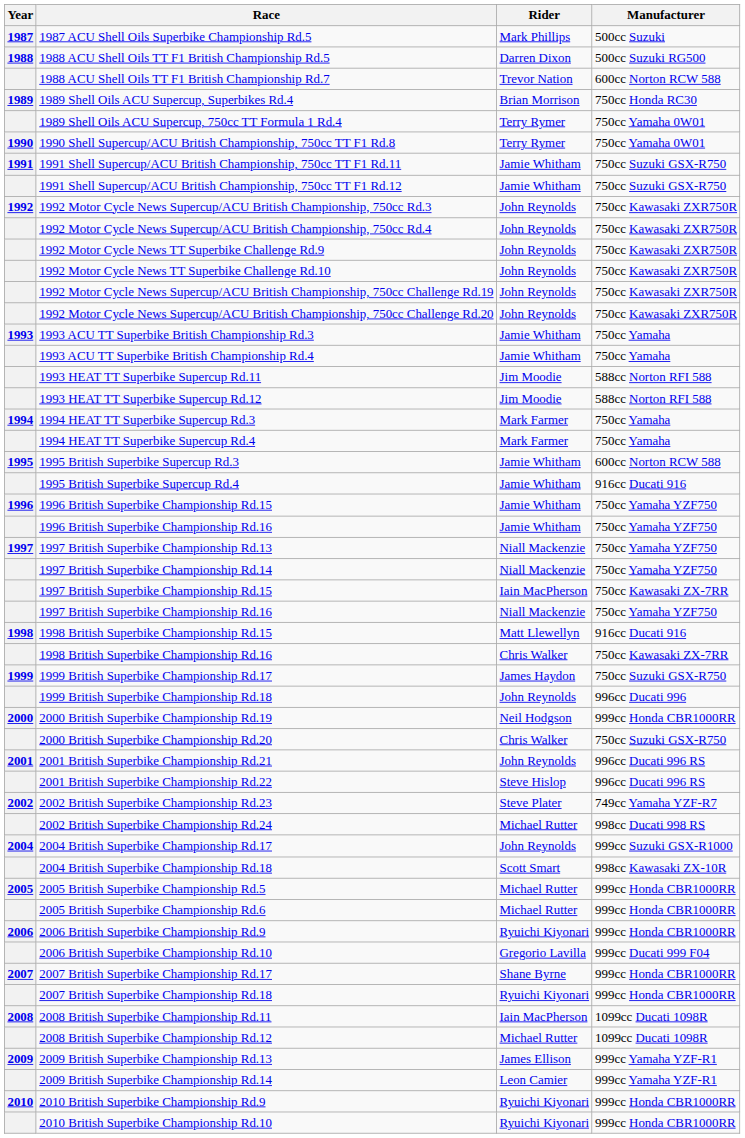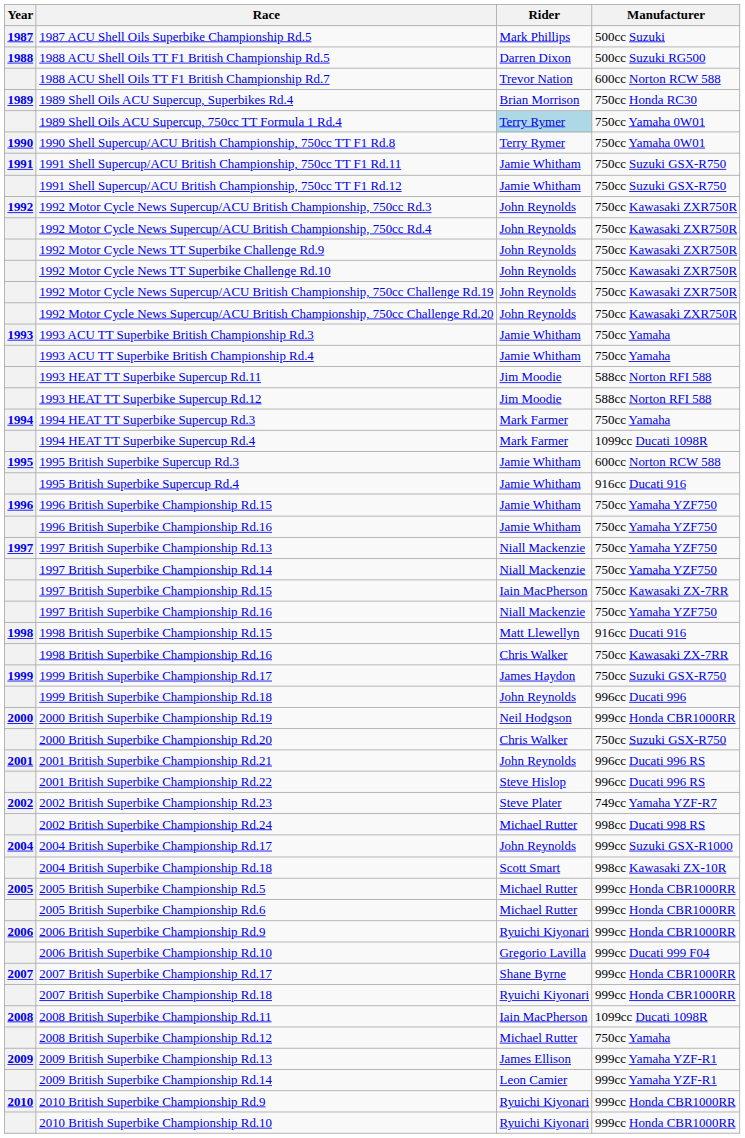(532, 121) no background -> (532, 121) lightblue background
(633, 441) 750cc Yamaha -> (651, 441) 1099cc Ducati 1098R
(651, 1037) 1099cc Ducati 1098R -> (633, 1037) 750cc Yamaha
